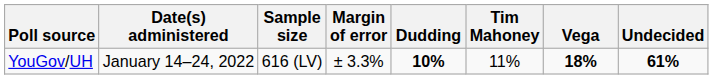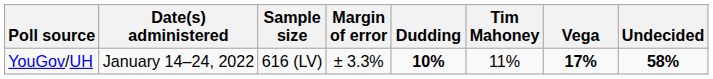(581, 61) 18% -> (581, 61) 17%
(663, 61) 61% -> (663, 61) 58%
